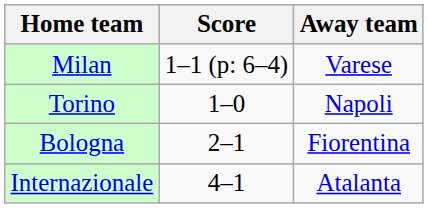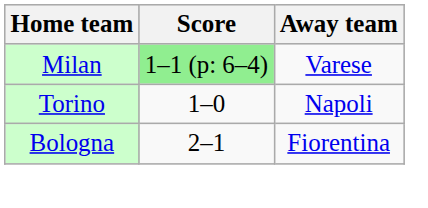(226, 63) no background -> (206, 63) lightgreen background
- row: (82, 182)
